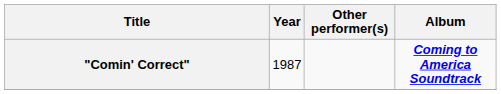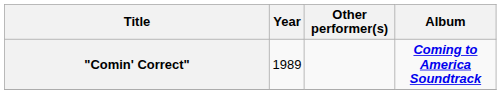(287, 64) 1987 -> (287, 64) 1989
